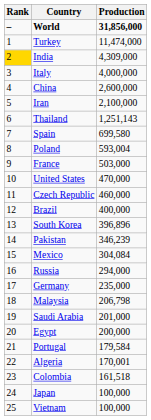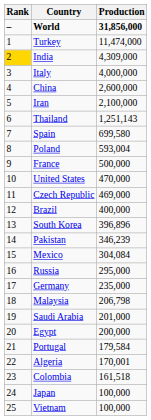(114, 164) 503,000 -> (114, 164) 500,000
(114, 194) 460,000 -> (114, 194) 469,000
(114, 270) 294,000 -> (114, 270) 295,000
